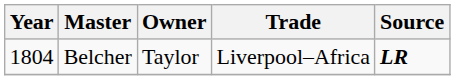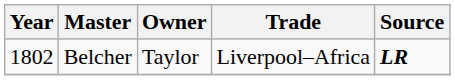(32, 56) 1804 -> (32, 56) 1802
